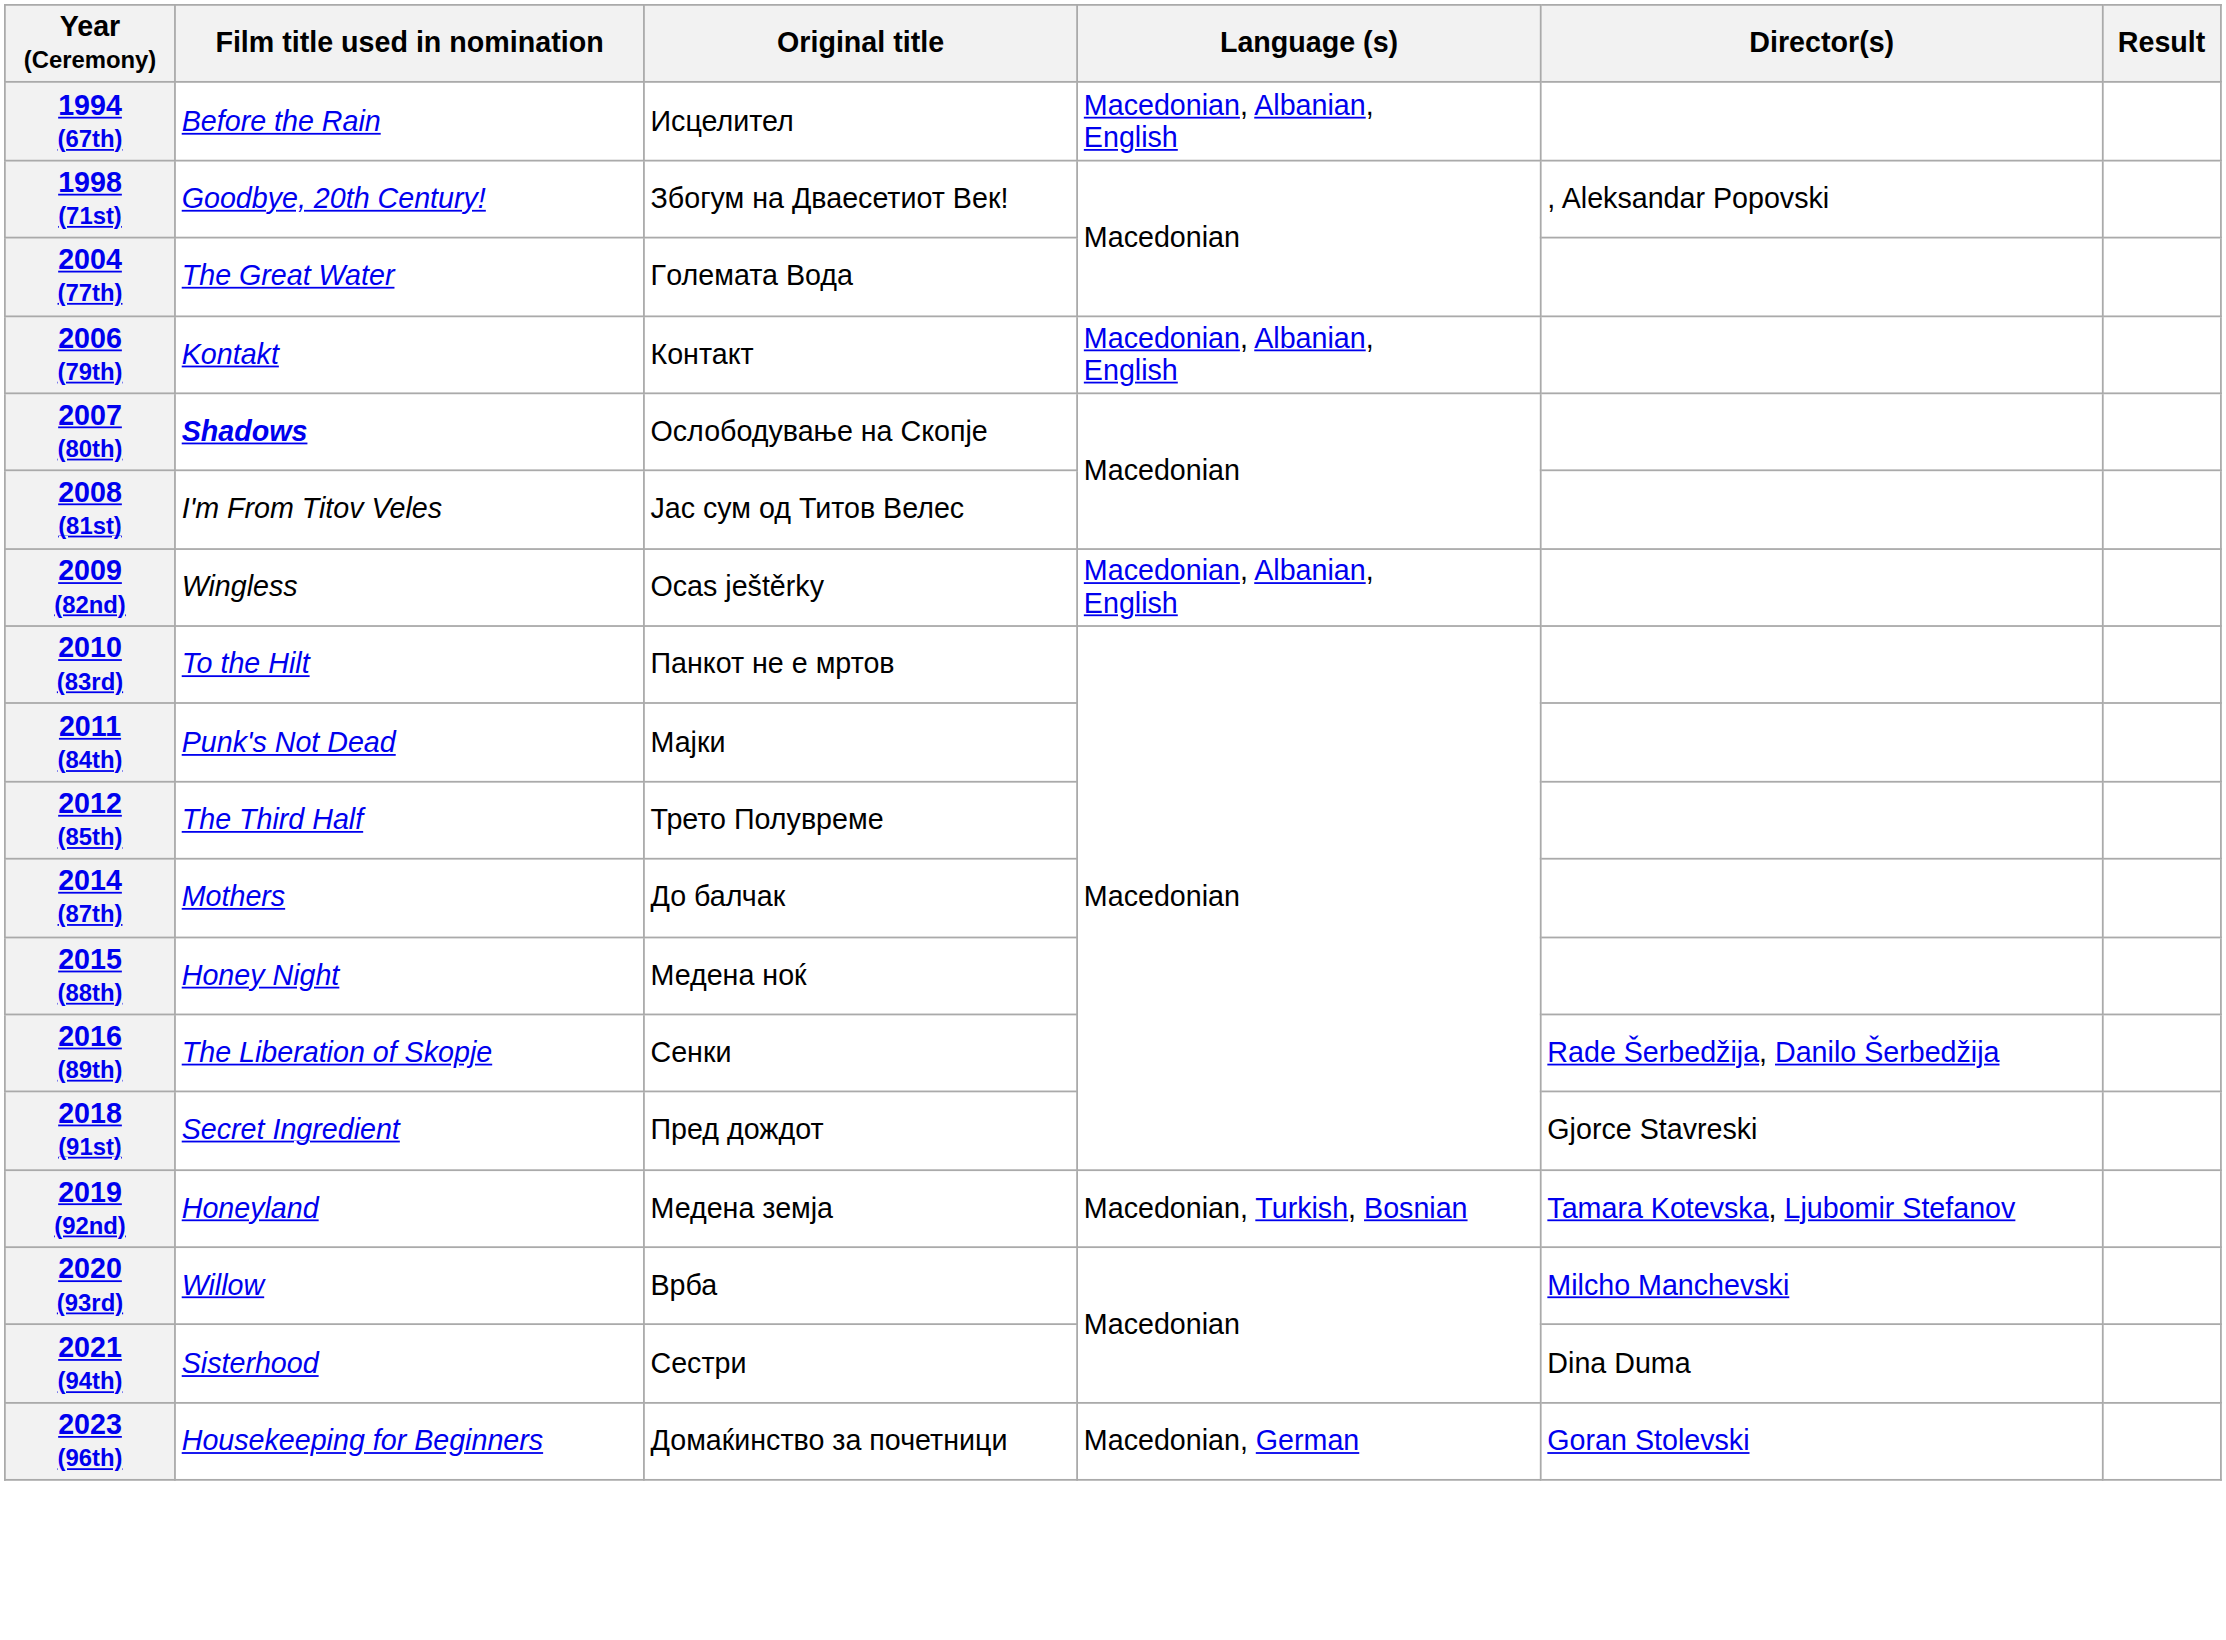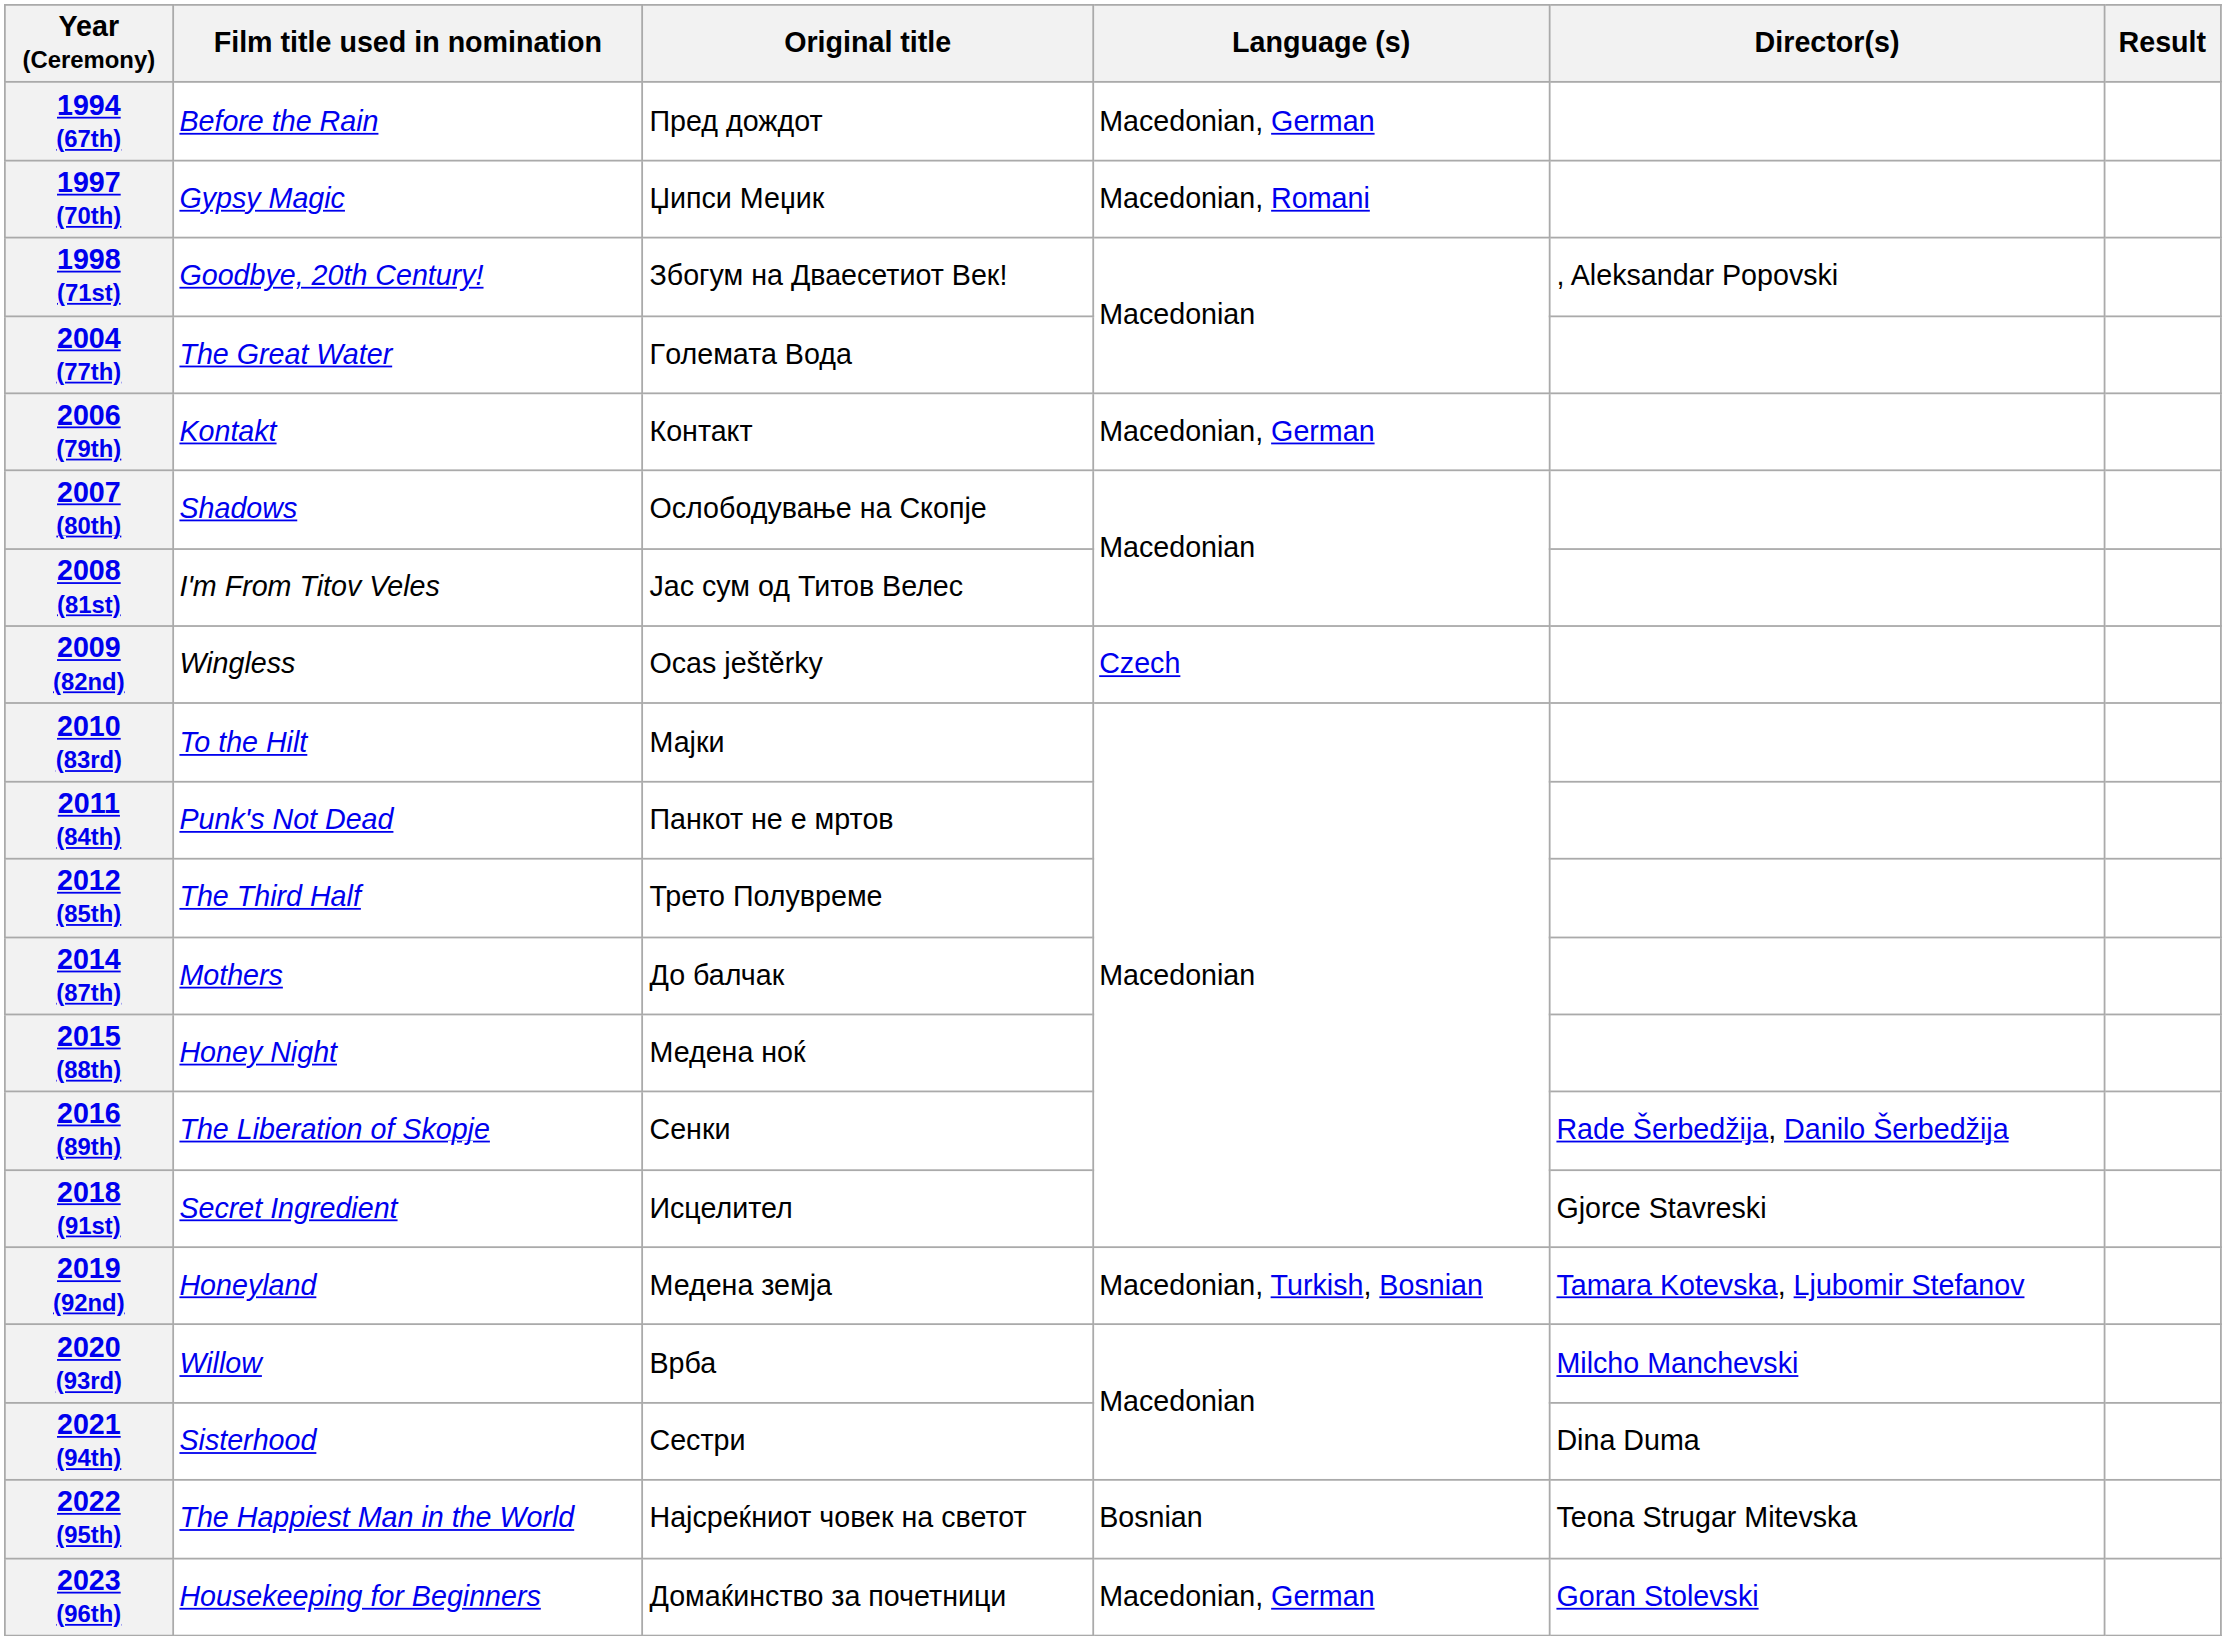(722, 120) Исцелител -> (736, 120) Пред дождот
(1229, 120) Macedonian, Albanian, English -> (1237, 120) Macedonian, German
+ row: (89, 198)
(1229, 353) Macedonian, Albanian, English -> (1237, 431) Macedonian, German
(245, 431) bold -> (238, 509) normal
(1229, 586) Macedonian, Albanian, English -> (1140, 664) Czech
(773, 664) Панкот не е мртов -> (687, 742) Мајки
(688, 742) Мајки -> (772, 819) Панкот не е мртов
(737, 1130) Пред дождот -> (721, 1207) Исцелител
+ row: (89, 1518)
